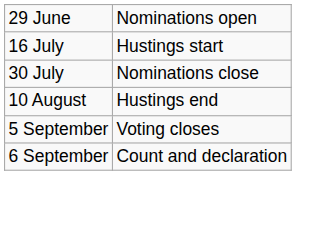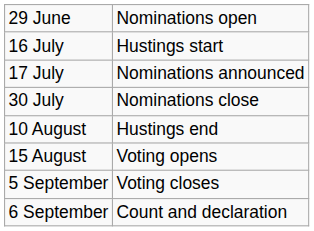+ row: (36, 73)
+ row: (47, 156)
